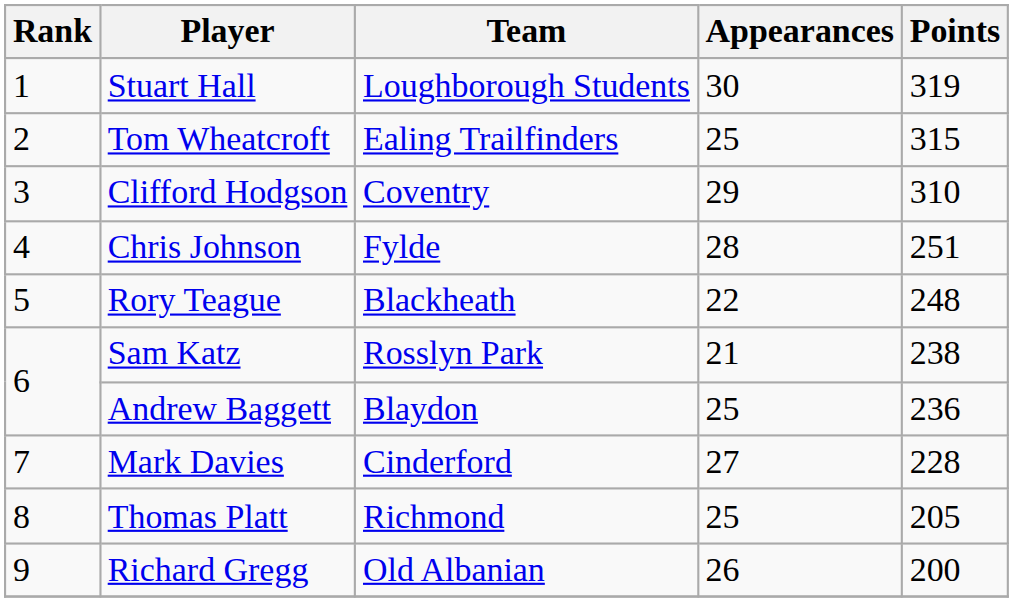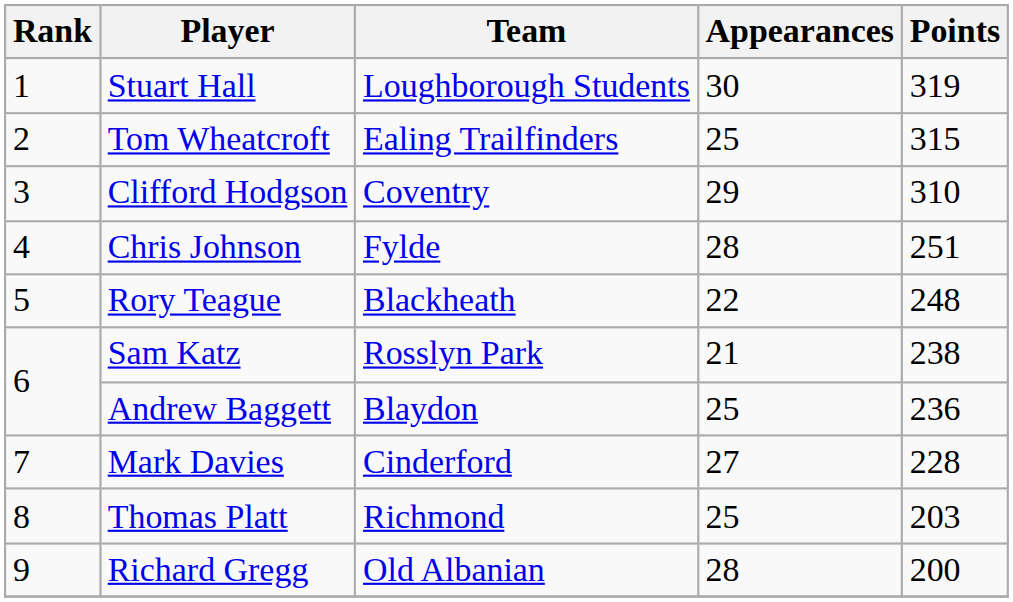(935, 515) 205 -> (935, 515) 203
(723, 569) 26 -> (723, 569) 28
